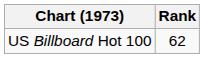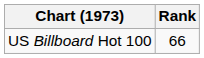(177, 41) 62 -> (177, 41) 66
